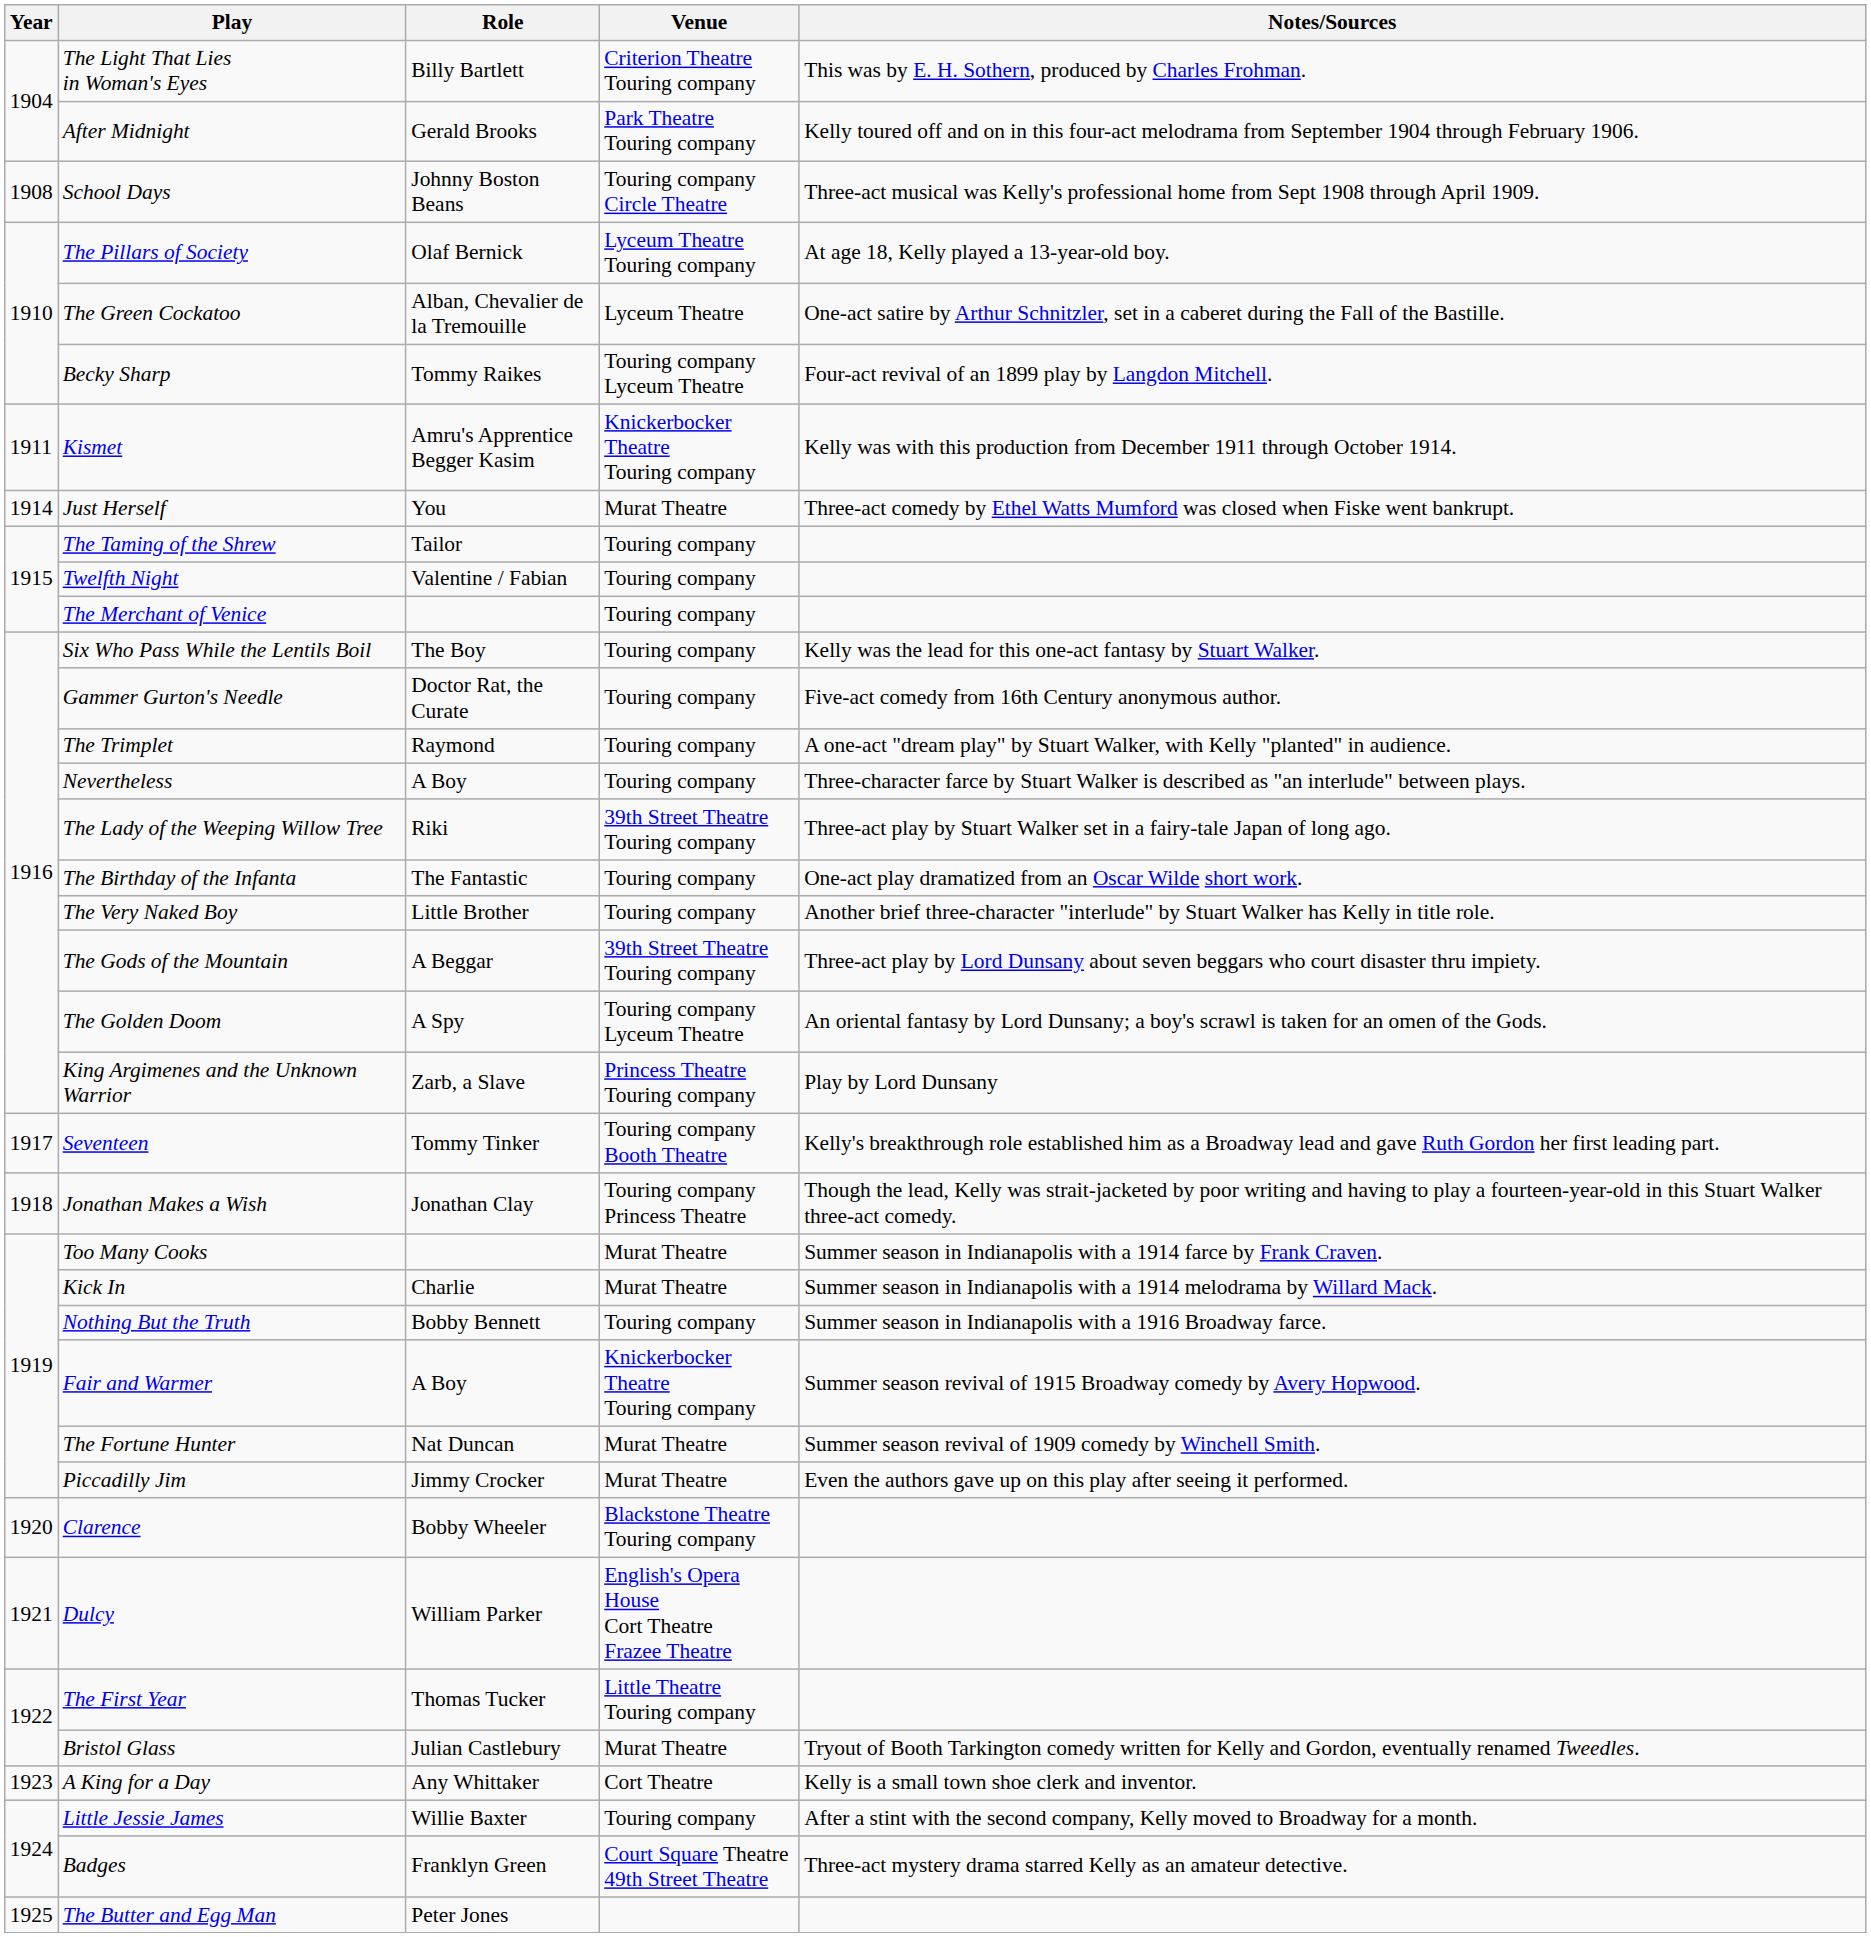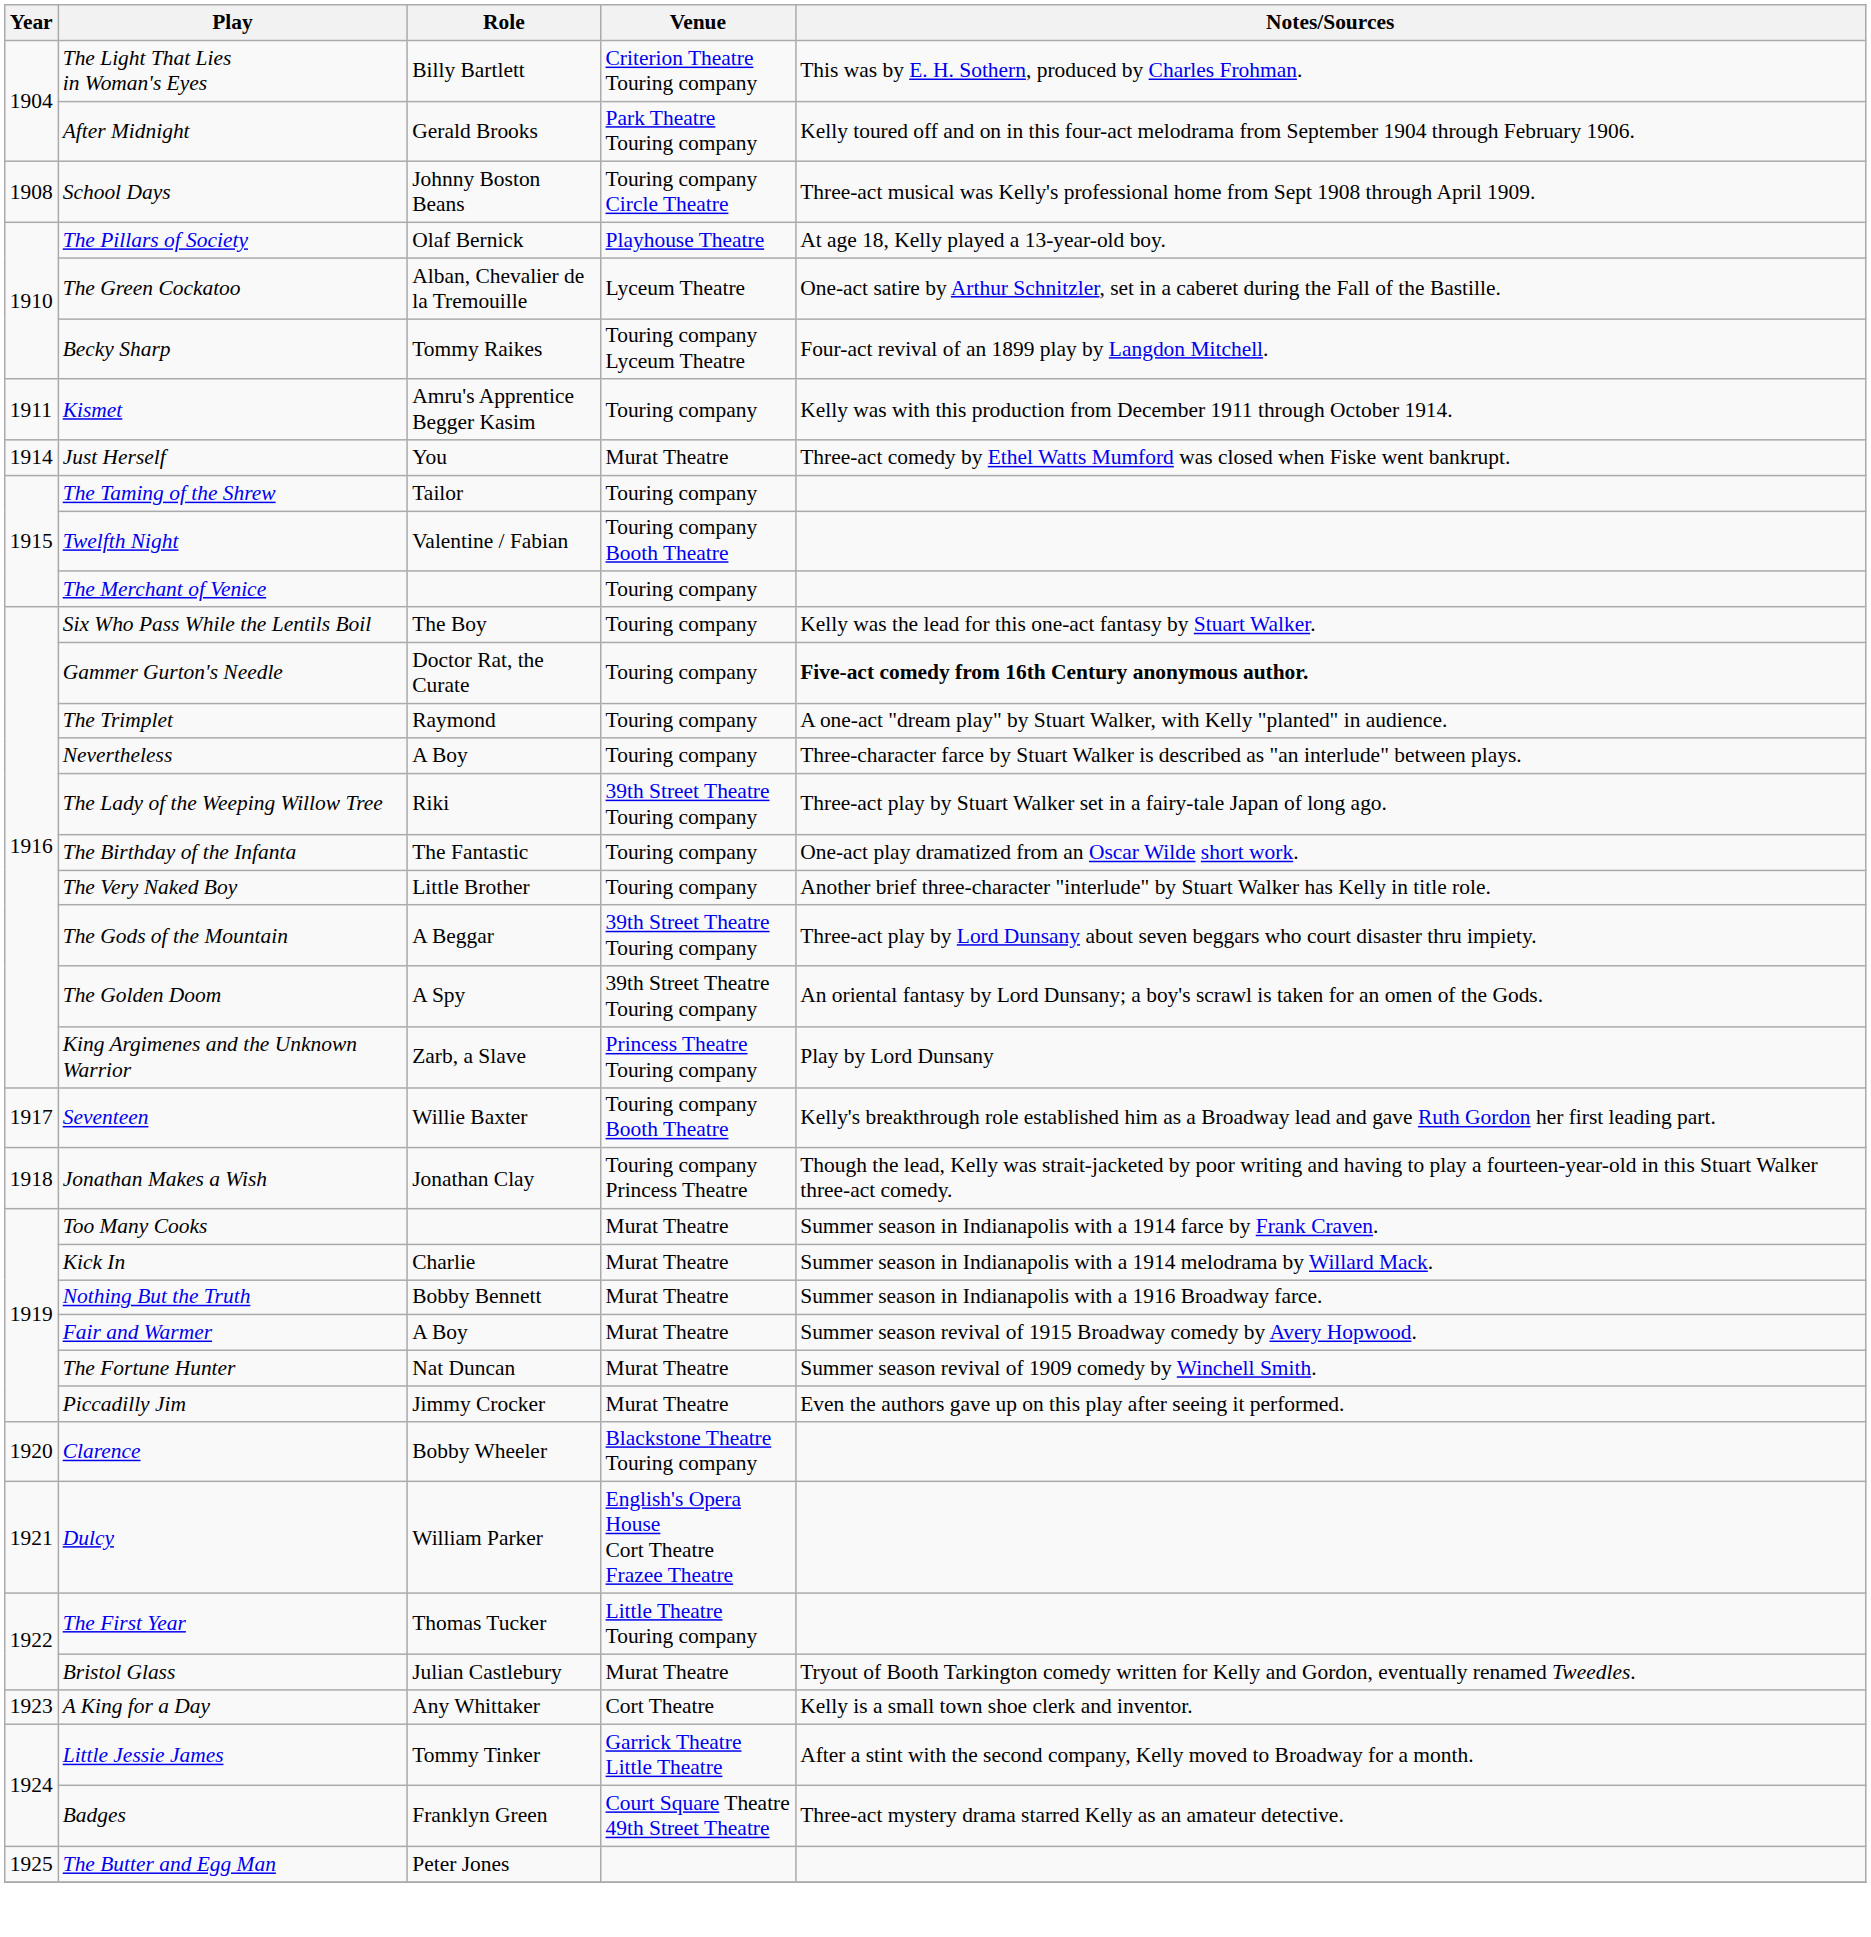(680, 252) Lyceum Theatre Touring company -> (685, 240) Playhouse Theatre
(680, 447) Knickerbocker Theatre Touring company -> (681, 409) Touring company
(680, 579) Touring company -> (681, 541) Touring company Booth Theatre
(1043, 697) normal -> (1054, 672) bold
(680, 1021) Touring company Lyceum Theatre -> (688, 996) 39th Street Theatre Touring company
(475, 1143) Tommy Tinker -> (470, 1117) Willie Baxter
(680, 1322) Touring company -> (667, 1297) Murat Theatre
(680, 1383) Knickerbocker Theatre Touring company -> (667, 1332) Murat Theatre
(469, 1818) Willie Baxter -> (476, 1755) Tommy Tinker
(680, 1818) Touring company -> (674, 1755) Garrick Theatre Little Theatre
